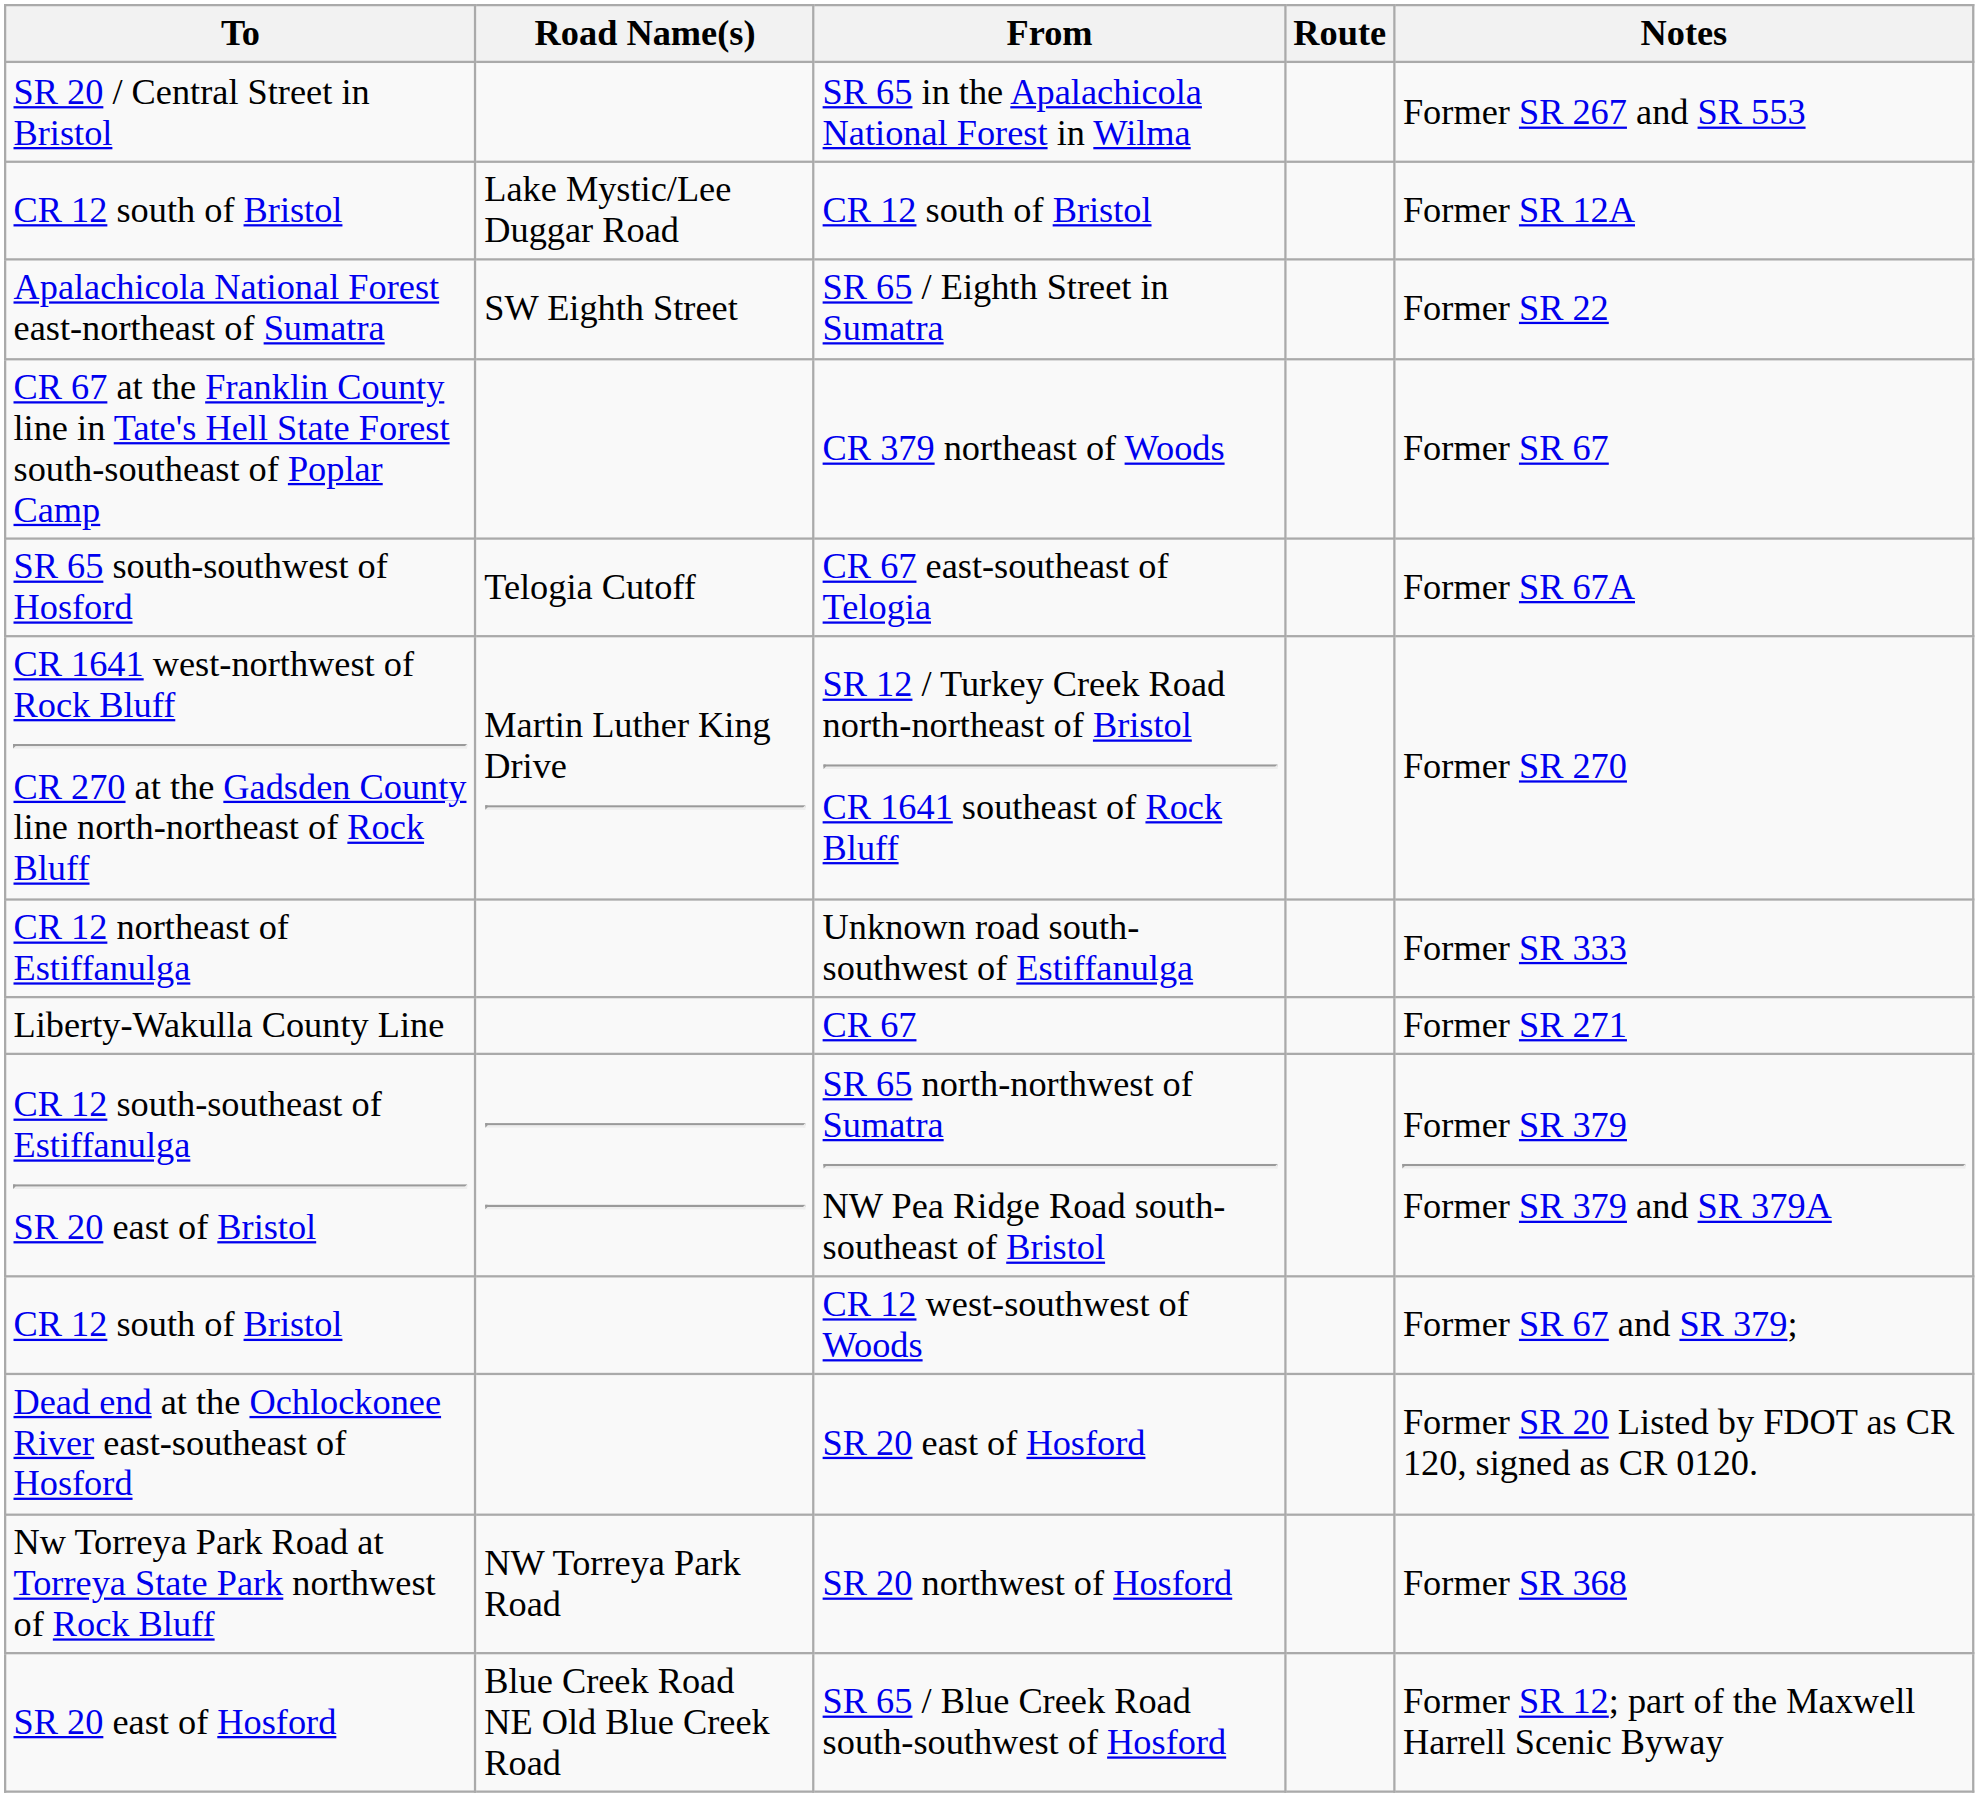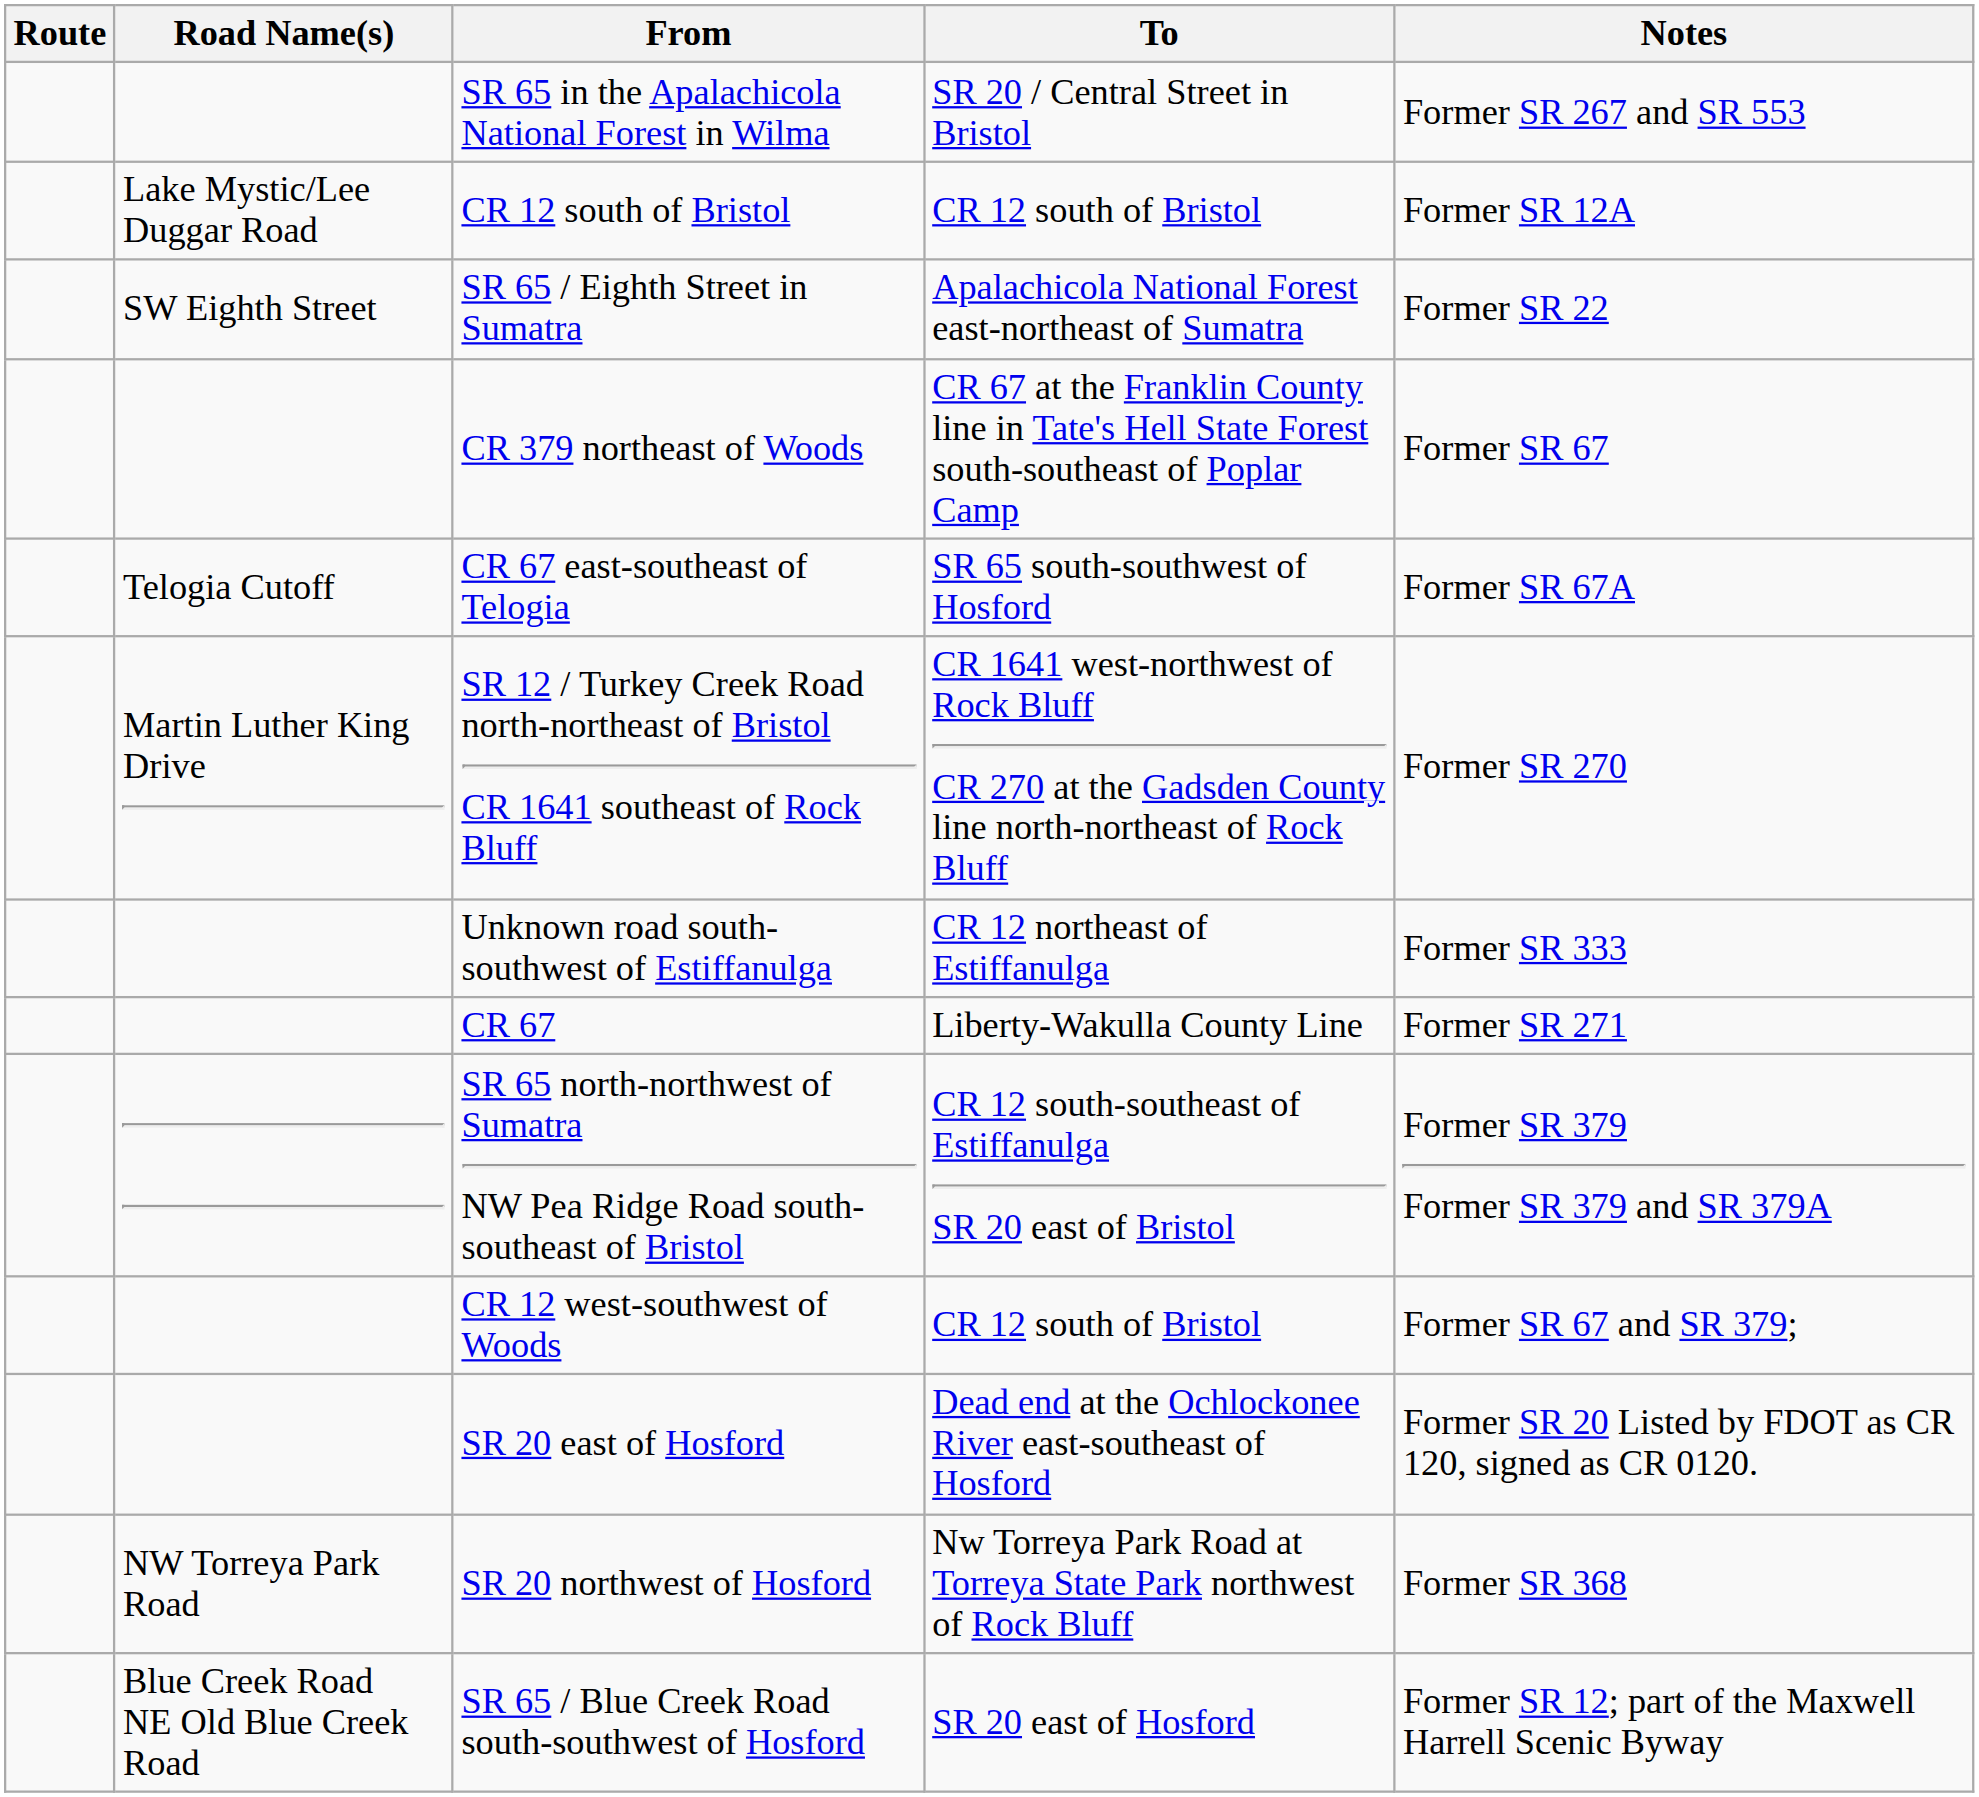columns swapped: (1340, 33) <-> (240, 33)
